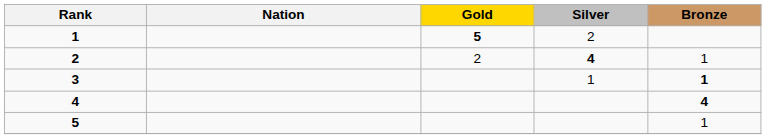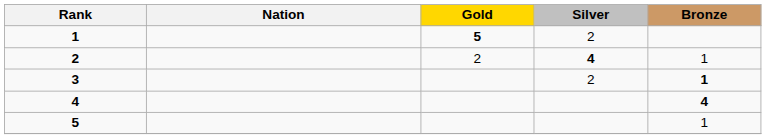(591, 79) 1 -> (591, 79) 2
